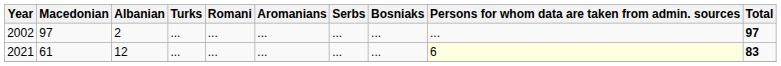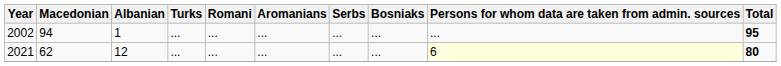(46, 33) 97 -> (46, 33) 94
(118, 33) 2 -> (118, 33) 1
(752, 33) 97 -> (752, 33) 95
(46, 52) 61 -> (46, 52) 62
(752, 52) 83 -> (752, 52) 80
